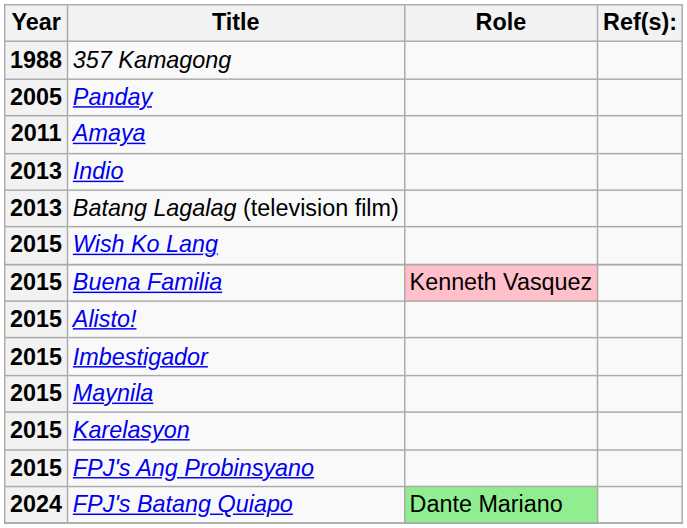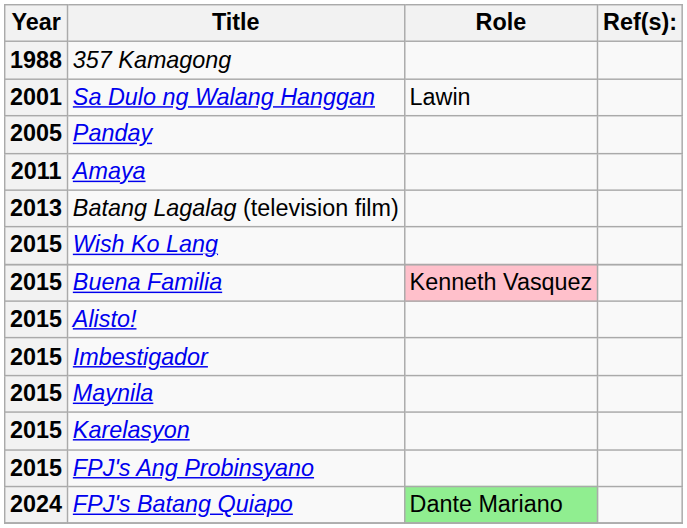+ row: (224, 97)
- row: (98, 171)
